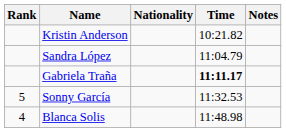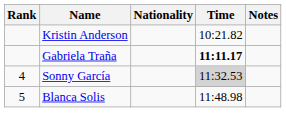- row: (77, 56)
(22, 97) 5 -> (22, 76) 4
(221, 97) no background -> (221, 76) lightgrey background
(22, 117) 4 -> (22, 97) 5
